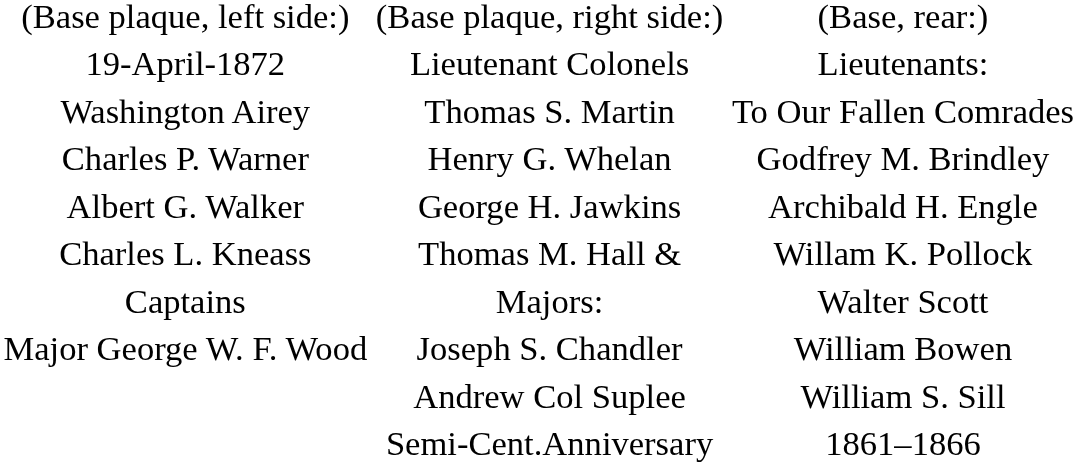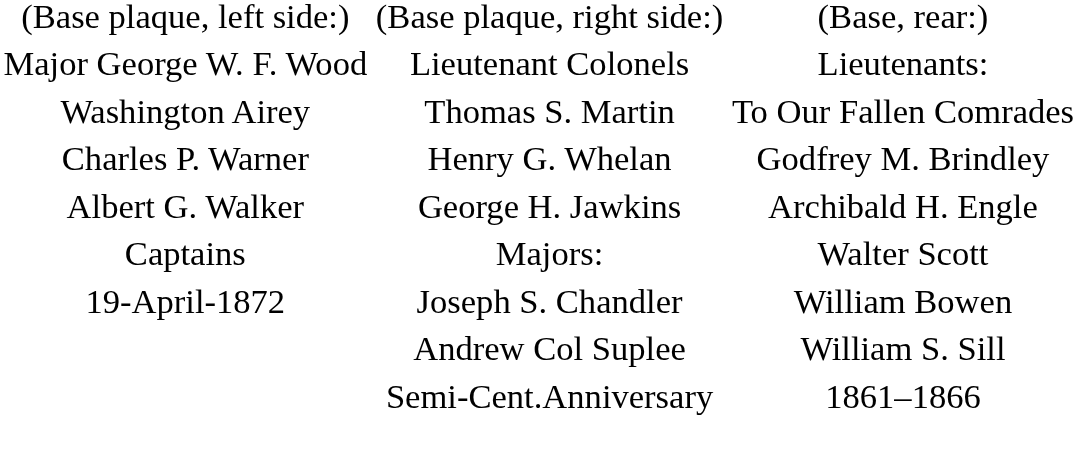(185, 63) 19-April-1872 -> (185, 63) Major George W. F. Wood
- row: (550, 253)
(185, 348) Major George W. F. Wood -> (185, 301) 19-April-1872
